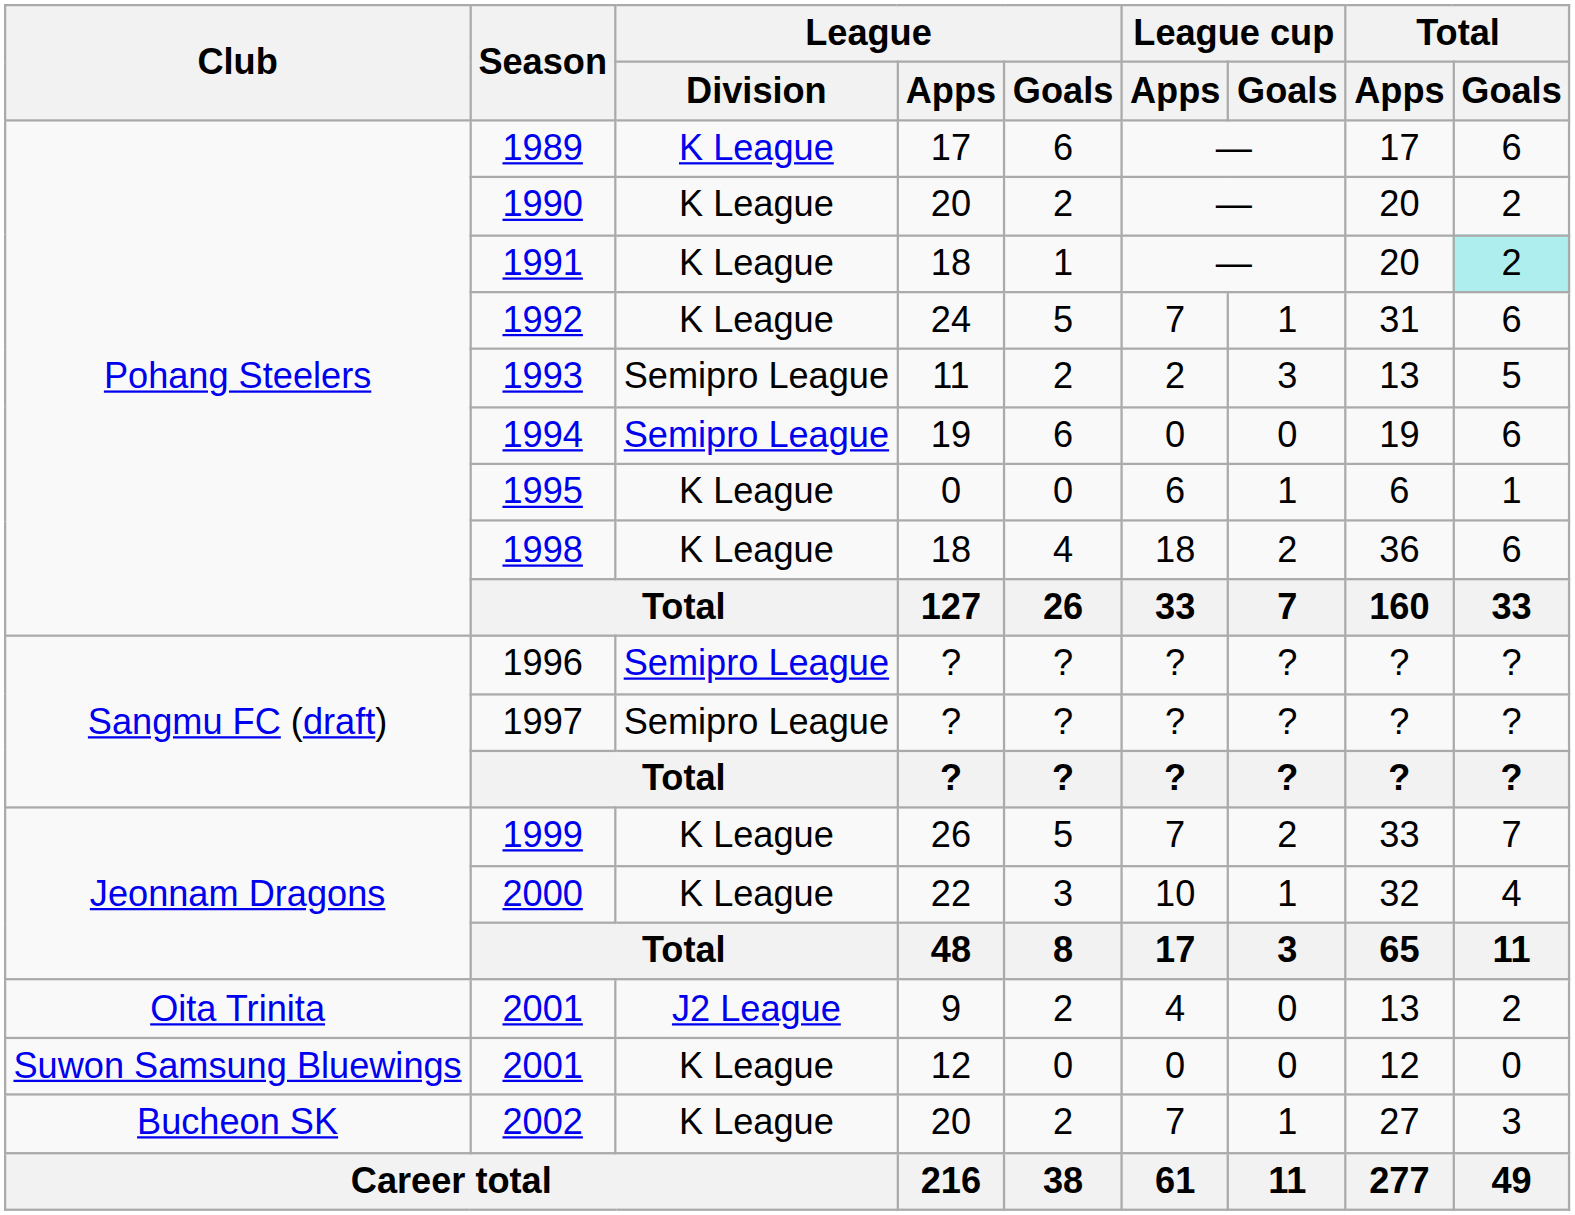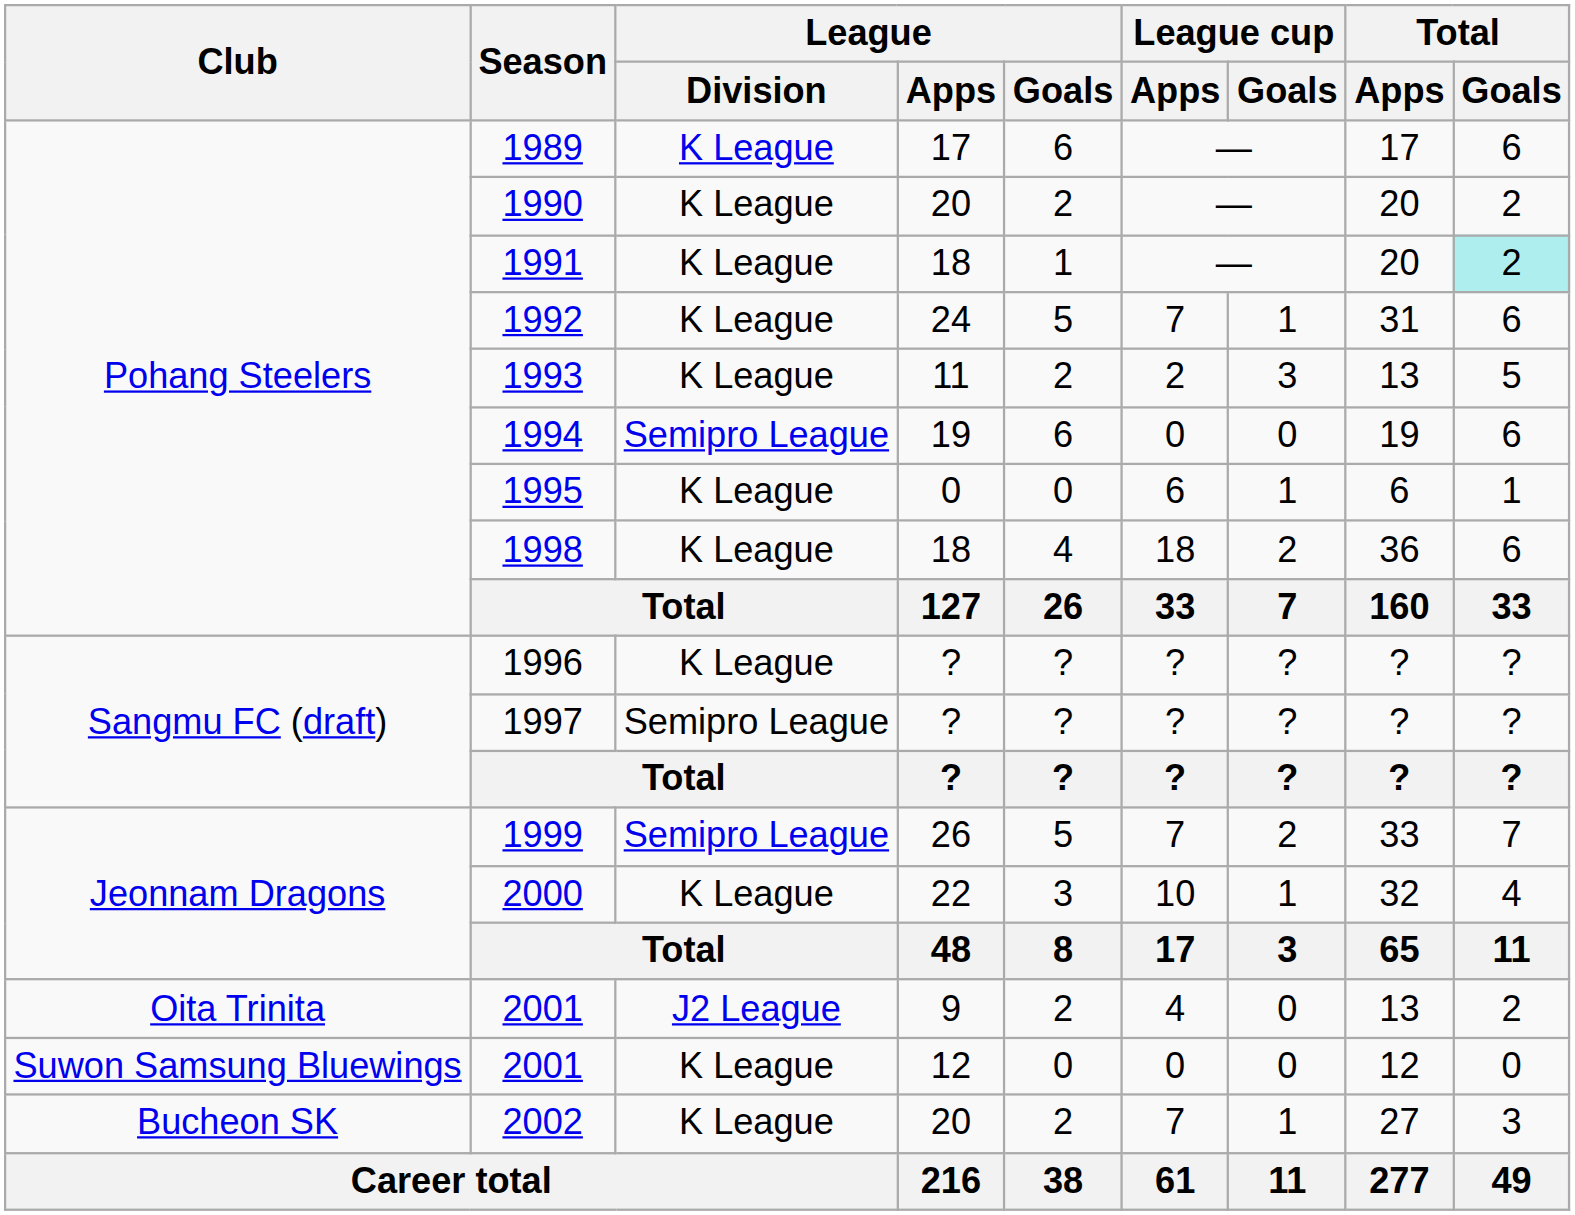(756, 377) Semipro League -> (756, 377) K League
(756, 663) Semipro League -> (756, 663) K League
(756, 836) K League -> (756, 836) Semipro League
